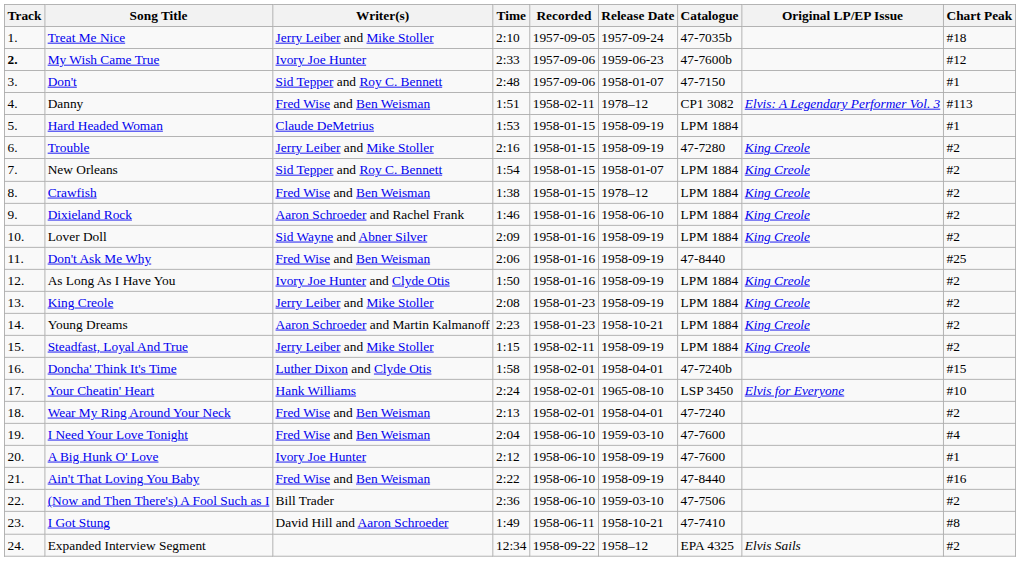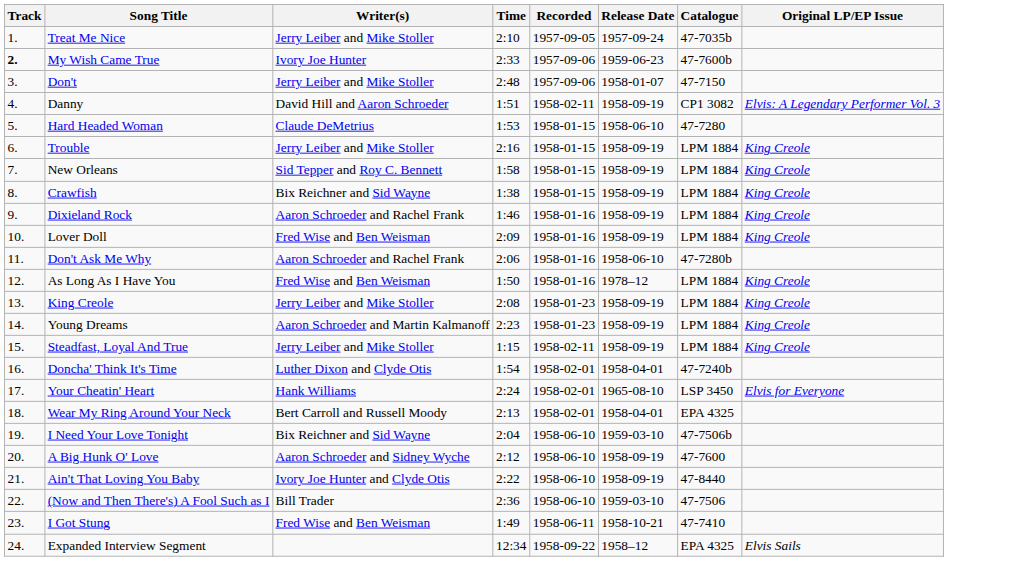- column: (979, 15)
(359, 81) Sid Tepper and Roy C. Bennett -> (355, 81) Jerry Leiber and Mike Stoller
(353, 103) Fred Wise and Ben Weisman -> (362, 103) David Hill and Aaron Schroeder
(625, 103) 1978–12 -> (632, 103) 1958-09-19
(632, 125) 1958-09-19 -> (632, 125) 1958-06-10
(709, 125) LPM 1884 -> (703, 125) 47-7280
(703, 148) 47-7280 -> (709, 148) LPM 1884
(508, 170) 1:54 -> (508, 170) 1:58
(632, 170) 1958-01-07 -> (632, 170) 1958-09-19
(353, 192) Fred Wise and Ben Weisman -> (353, 192) Bix Reichner and Sid Wayne
(625, 192) 1978–12 -> (632, 192) 1958-09-19
(632, 214) 1958-06-10 -> (632, 214) 1958-09-19
(351, 236) Sid Wayne and Abner Silver -> (353, 236) Fred Wise and Ben Weisman
(353, 258) Fred Wise and Ben Weisman -> (370, 258) Aaron Schroeder and Rachel Frank
(632, 258) 1958-09-19 -> (632, 258) 1958-06-10
(703, 258) 47-8440 -> (706, 258) 47-7280b
(363, 280) Ivory Joe Hunter and Clyde Otis -> (353, 280) Fred Wise and Ben Weisman
(632, 280) 1958-09-19 -> (625, 280) 1978–12
(632, 324) 1958-10-21 -> (632, 324) 1958-09-19
(508, 368) 1:58 -> (508, 368) 1:54
(353, 412) Fred Wise and Ben Weisman -> (361, 412) Bert Carroll and Russell Moody
(703, 412) 47-7240 -> (707, 412) EPA 4325
(353, 434) Fred Wise and Ben Weisman -> (353, 434) Bix Reichner and Sid Wayne
(703, 434) 47-7600 -> (706, 434) 47-7506b
(321, 456) Ivory Joe Hunter -> (373, 456) Aaron Schroeder and Sidney Wyche
(353, 478) Fred Wise and Ben Weisman -> (363, 478) Ivory Joe Hunter and Clyde Otis
(362, 522) David Hill and Aaron Schroeder -> (353, 522) Fred Wise and Ben Weisman
